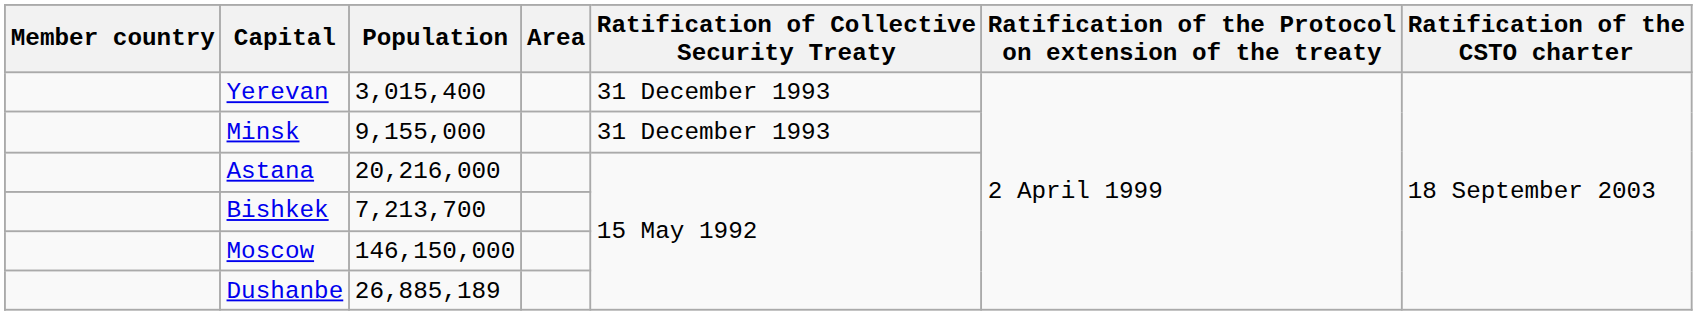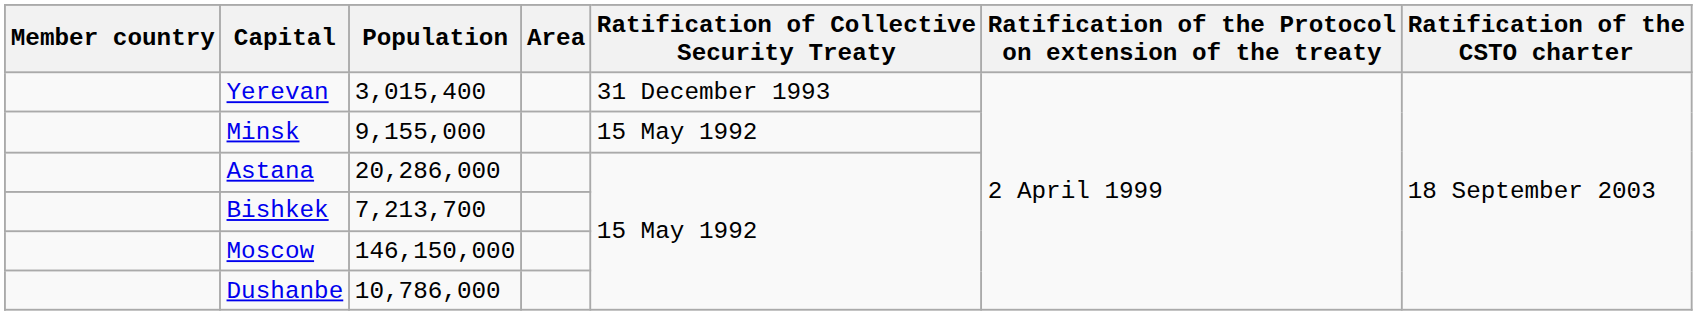(714, 132) 31 December 1993 -> (677, 132) 15 May 1992
(428, 172) 20,216,000 -> (428, 172) 20,286,000
(428, 291) 26,885,189 -> (428, 291) 10,786,000
